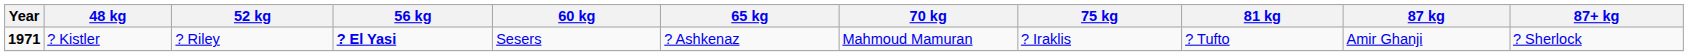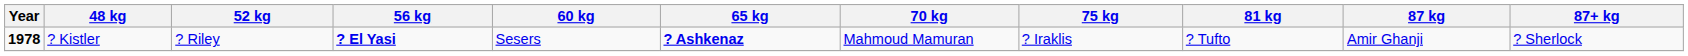(24, 39) 1971 -> (24, 39) 1978
(702, 39) normal -> (704, 39) bold
